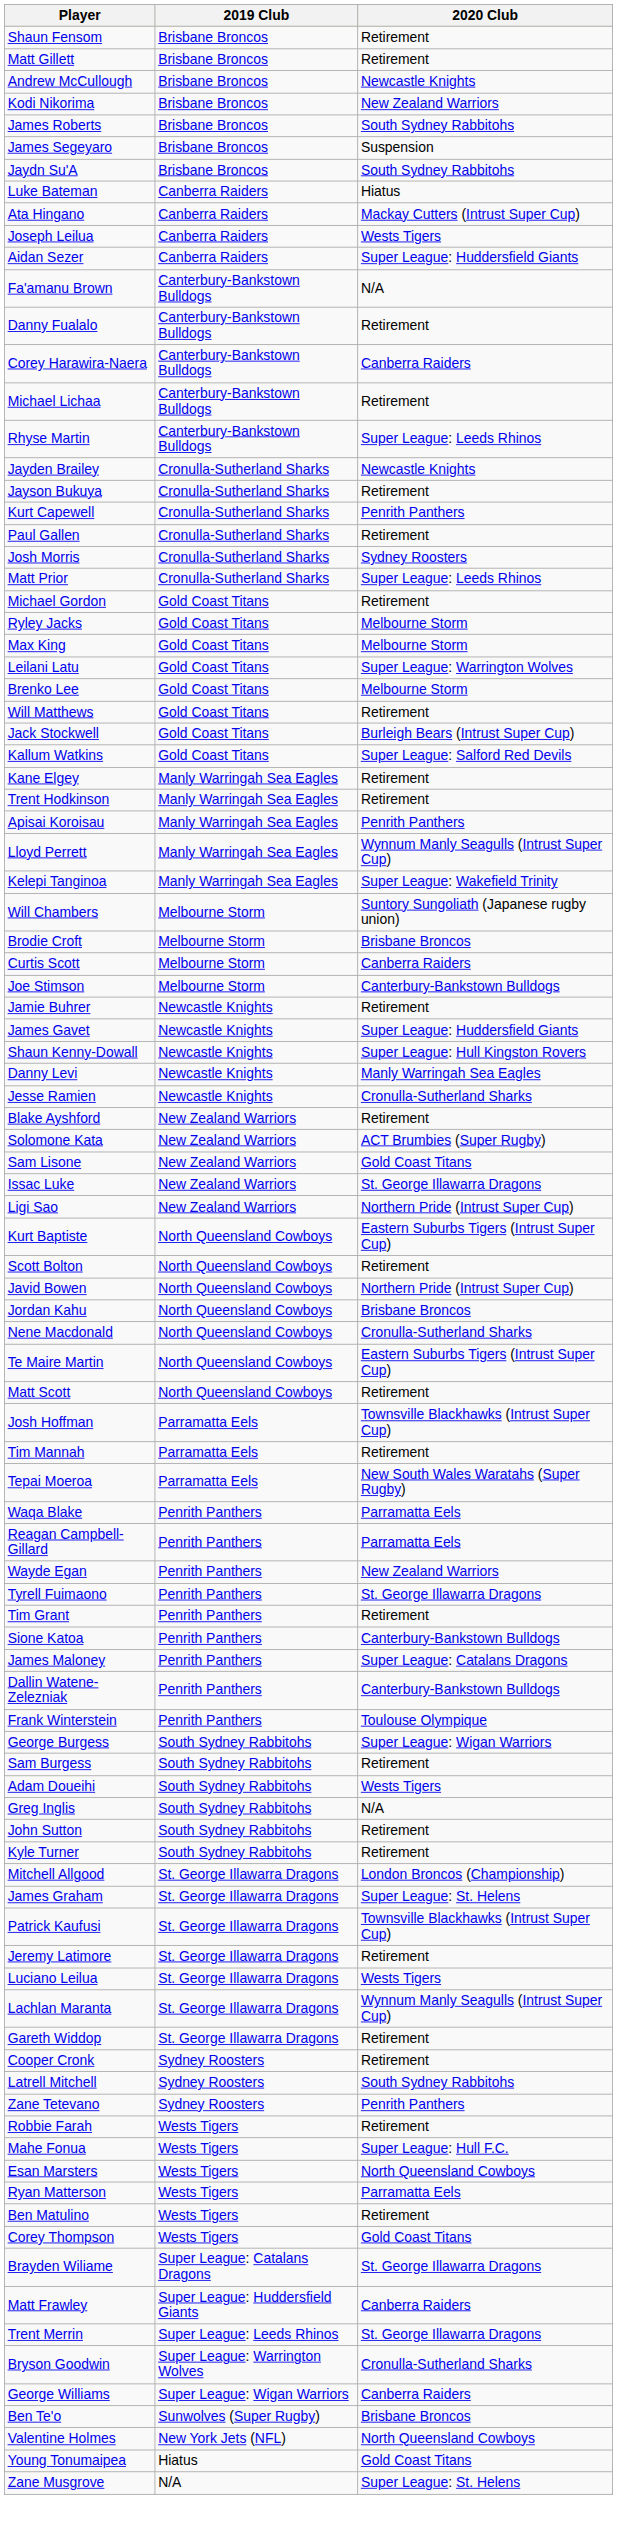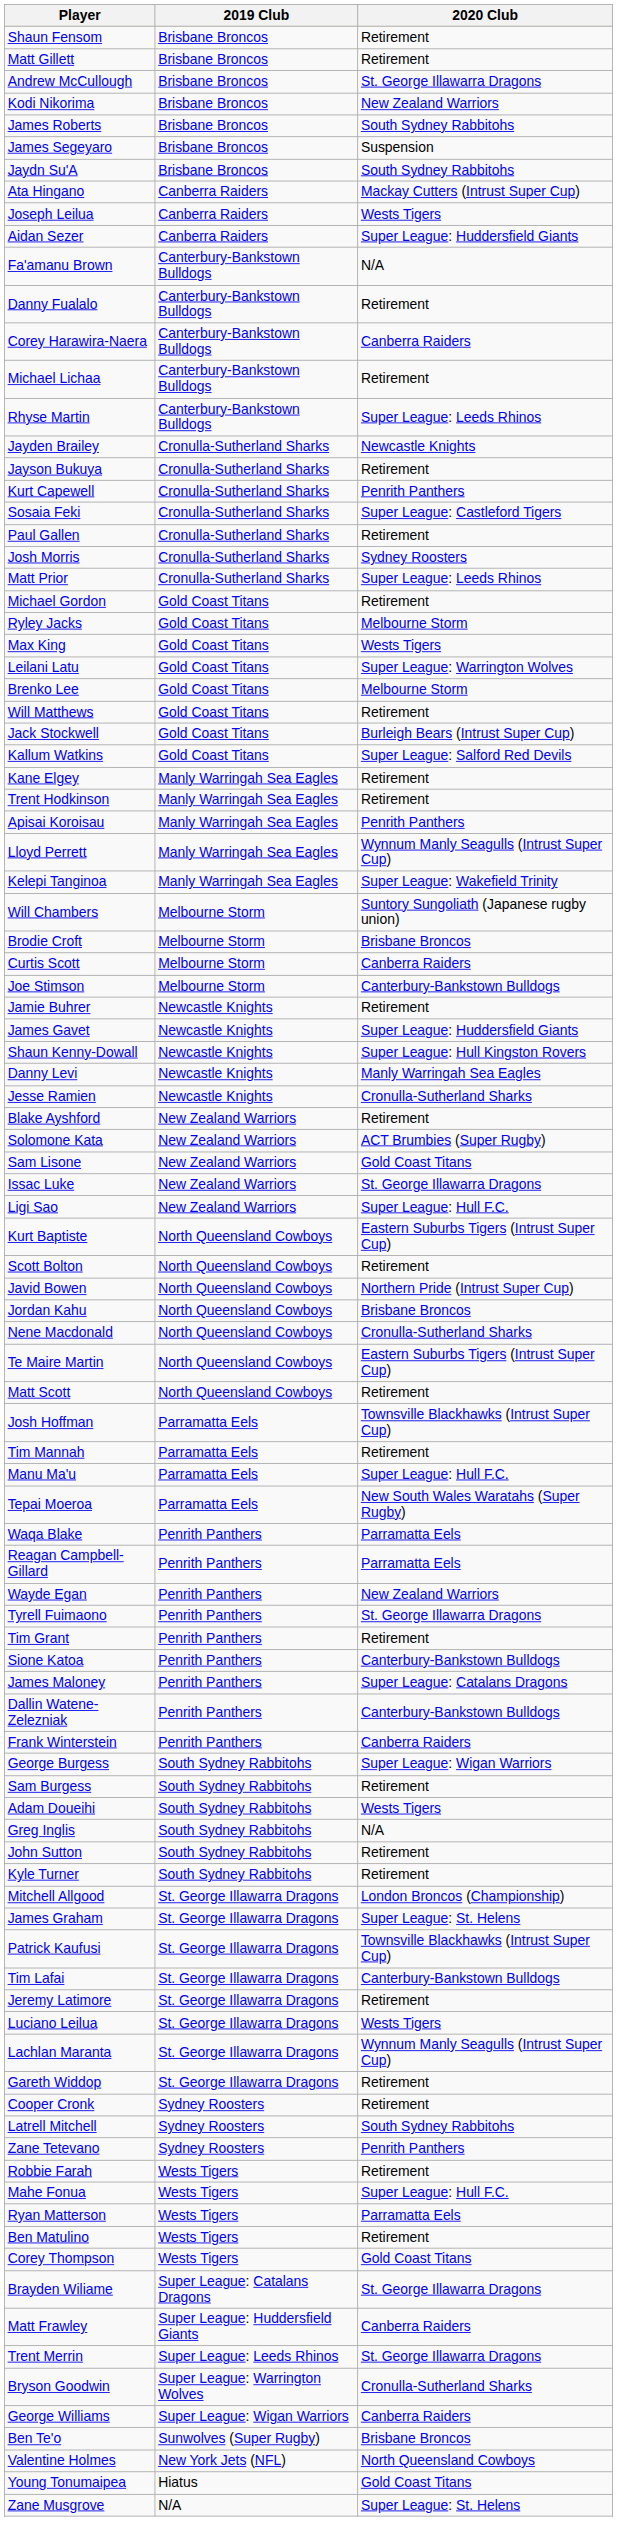(418, 81) Newcastle Knights -> (451, 81) St. George Illawarra Dragons
- row: (53, 192)
+ row: (44, 513)
(414, 645) Melbourne Storm -> (401, 645) Wests Tigers
(467, 1206) Northern Pride (Intrust Super Cup) -> (435, 1206) Super League: Hull F.C.
+ row: (42, 1474)
(424, 1720) Toulouse Olympique -> (416, 1742) Canberra Raiders
+ row: (36, 1978)
- row: (53, 2171)
